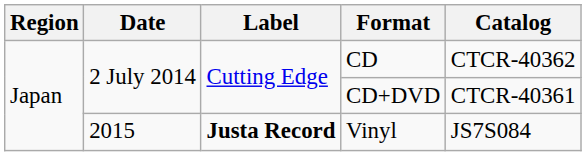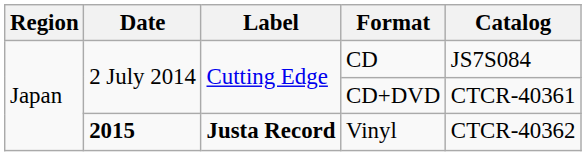(513, 58) CTCR-40362 -> (491, 58) JS7S084
(112, 131) normal -> (112, 131) bold
(491, 131) JS7S084 -> (513, 131) CTCR-40362
